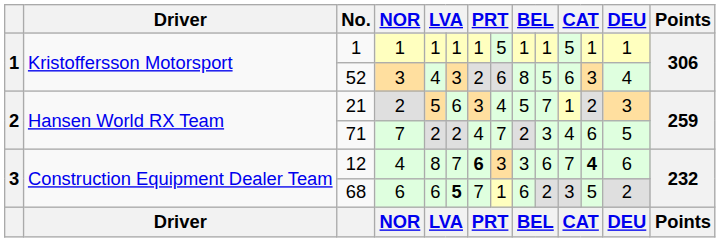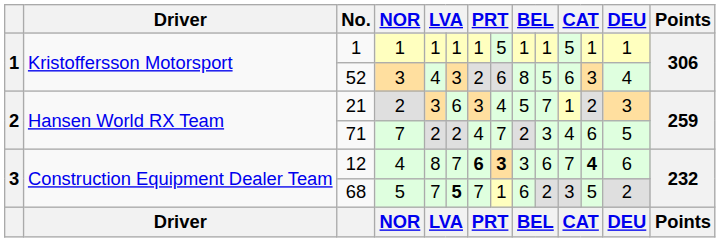(435, 106) 5 -> (435, 106) 3
(501, 163) normal -> (501, 163) bold
(400, 192) 6 -> (400, 192) 5
(435, 192) 6 -> (435, 192) 7
